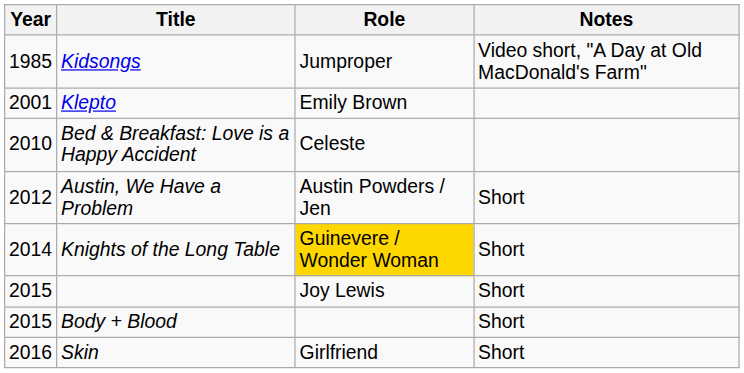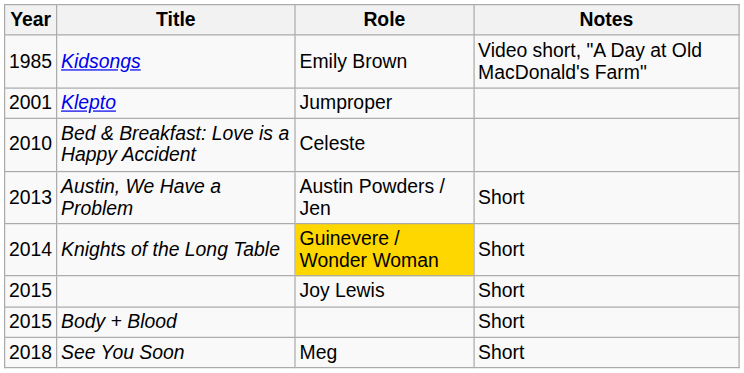(346, 61) Jumproper -> (353, 61) Emily Brown
(353, 103) Emily Brown -> (346, 103) Jumproper
(31, 197) 2012 -> (31, 197) 2013
- row: (80, 352)
+ row: (123, 352)
